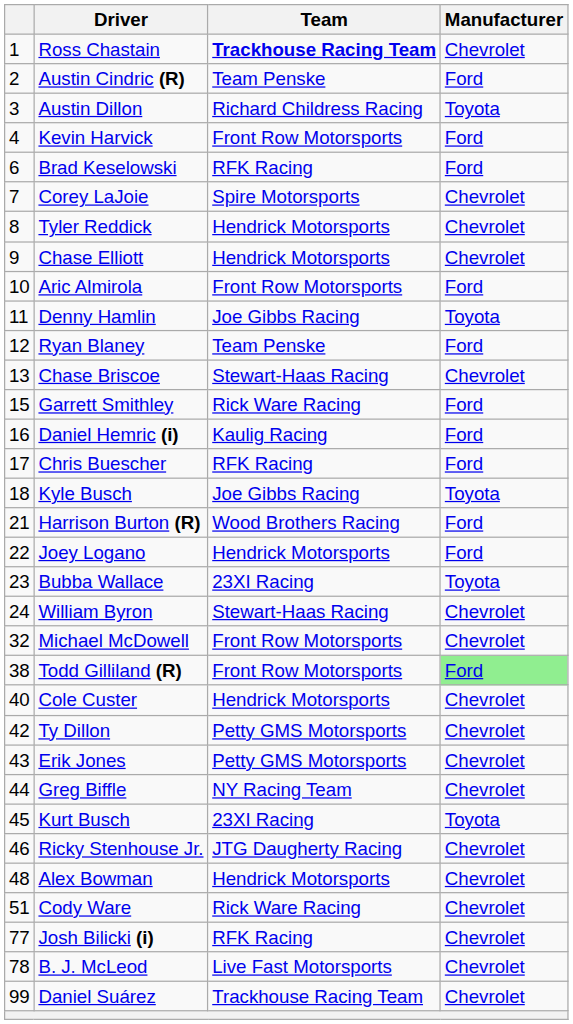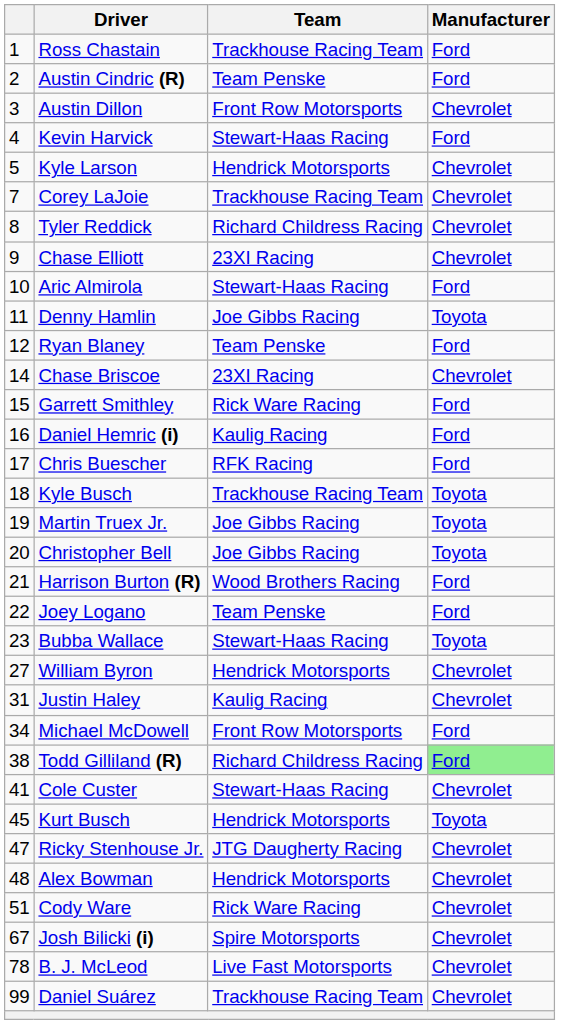(324, 49) bold -> (318, 49) normal
(485, 49) Chevrolet -> (451, 49) Ford
(318, 108) Richard Childress Racing -> (307, 108) Front Row Motorsports
(472, 108) Toyota -> (472, 108) Chevrolet
(307, 138) Front Row Motorsports -> (300, 138) Stewart-Haas Racing
+ row: (88, 168)
- row: (107, 168)
(286, 197) Spire Motorsports -> (318, 197) Trackhouse Racing Team
(301, 227) Hendrick Motorsports -> (318, 227) Richard Childress Racing
(301, 256) Hendrick Motorsports -> (263, 256) 23XI Racing
(307, 286) Front Row Motorsports -> (300, 286) Stewart-Haas Racing
(19, 375) 13 -> (19, 375) 14
(300, 375) Stewart-Haas Racing -> (263, 375) 23XI Racing
(286, 493) Joe Gibbs Racing -> (318, 493) Trackhouse Racing Team
+ row: (103, 523)
+ row: (105, 552)
(301, 552) Hendrick Motorsports -> (269, 612) Team Penske
(263, 582) 23XI Racing -> (300, 641) Stewart-Haas Racing
(19, 612) 24 -> (19, 671) 27
(300, 612) Stewart-Haas Racing -> (301, 671) Hendrick Motorsports
+ row: (89, 700)
(19, 641) 32 -> (19, 730) 34
(485, 641) Chevrolet -> (451, 730) Ford
(307, 671) Front Row Motorsports -> (318, 760) Richard Childress Racing
(19, 700) 40 -> (19, 789) 41
(301, 700) Hendrick Motorsports -> (300, 789) Stewart-Haas Racing
- row: (74, 730)
- row: (82, 760)
- row: (82, 789)
(263, 819) 23XI Racing -> (301, 819) Hendrick Motorsports
(19, 848) 46 -> (19, 848) 47
(19, 937) 77 -> (19, 937) 67
(263, 937) RFK Racing -> (286, 937) Spire Motorsports
